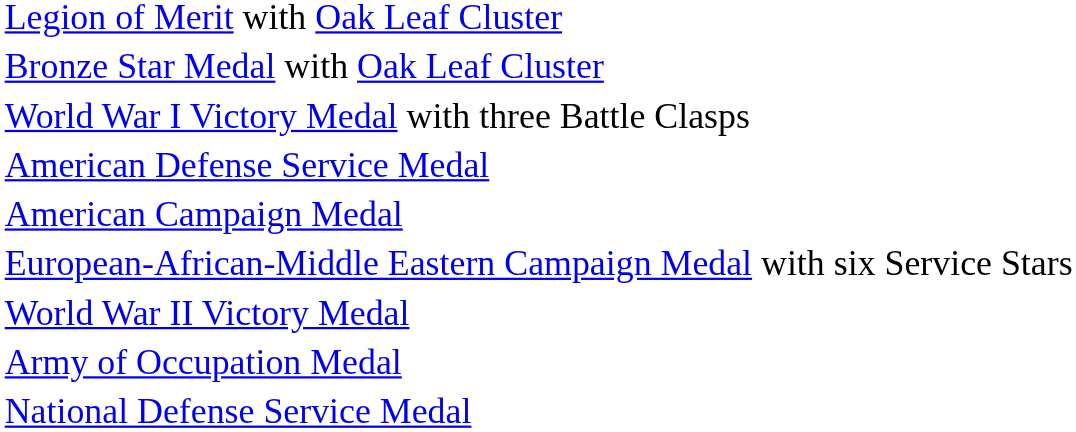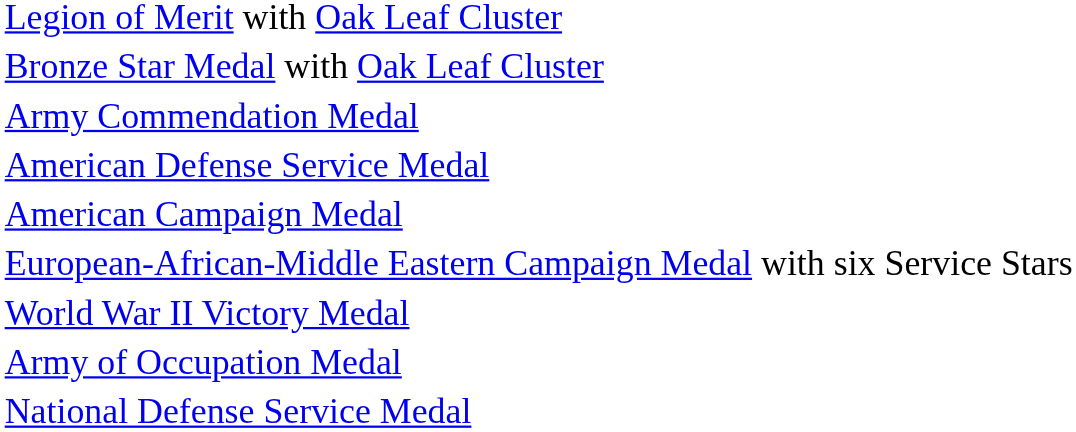+ row: (212, 115)
- row: (377, 115)
